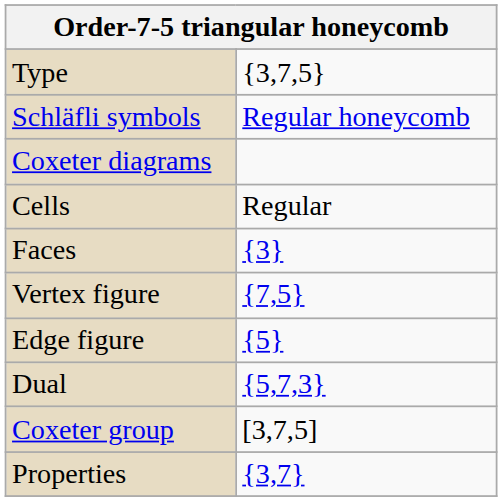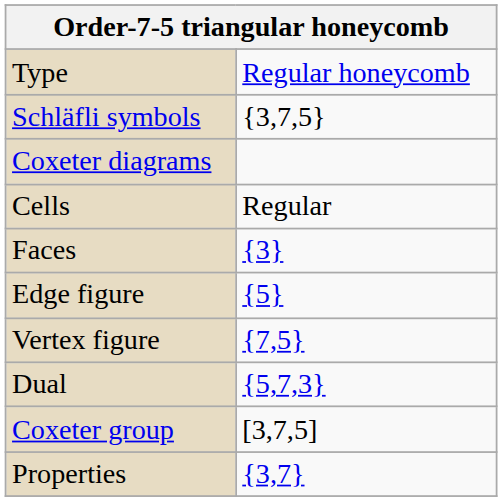(284, 71) {3,7,5} -> (356, 71) Regular honeycomb
(356, 116) Regular honeycomb -> (284, 116) {3,7,5}
rows swapped: (78, 339) <-> (86, 294)
